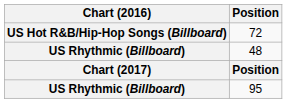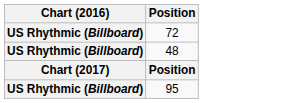(117, 32) US Hot R&B/Hip-Hop Songs (Billboard) -> (75, 32) US Rhythmic (Billboard)
